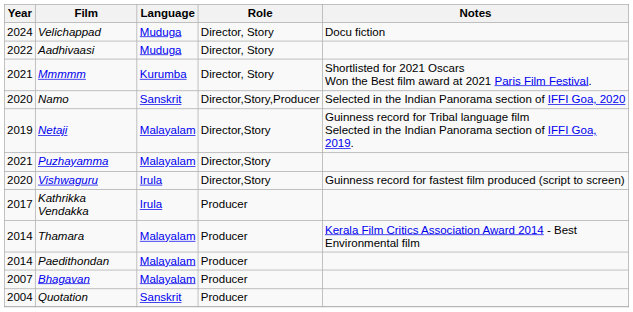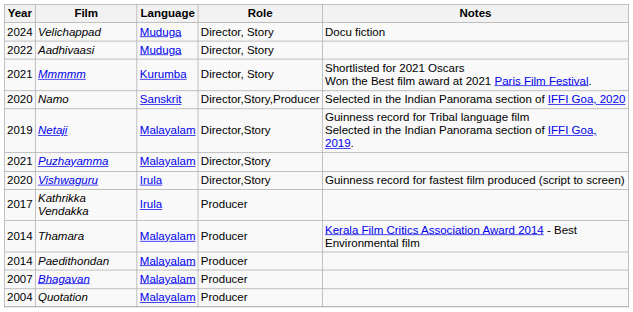(161, 297) Sanskrit -> (168, 297) Malayalam
